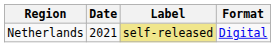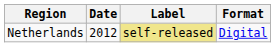(103, 33) 2021 -> (103, 33) 2012
